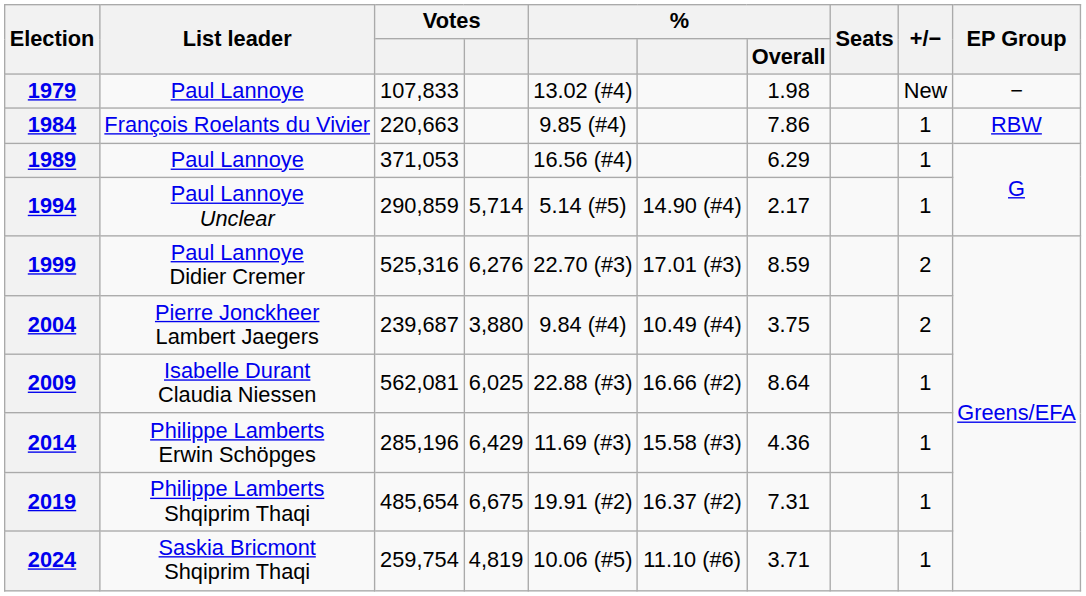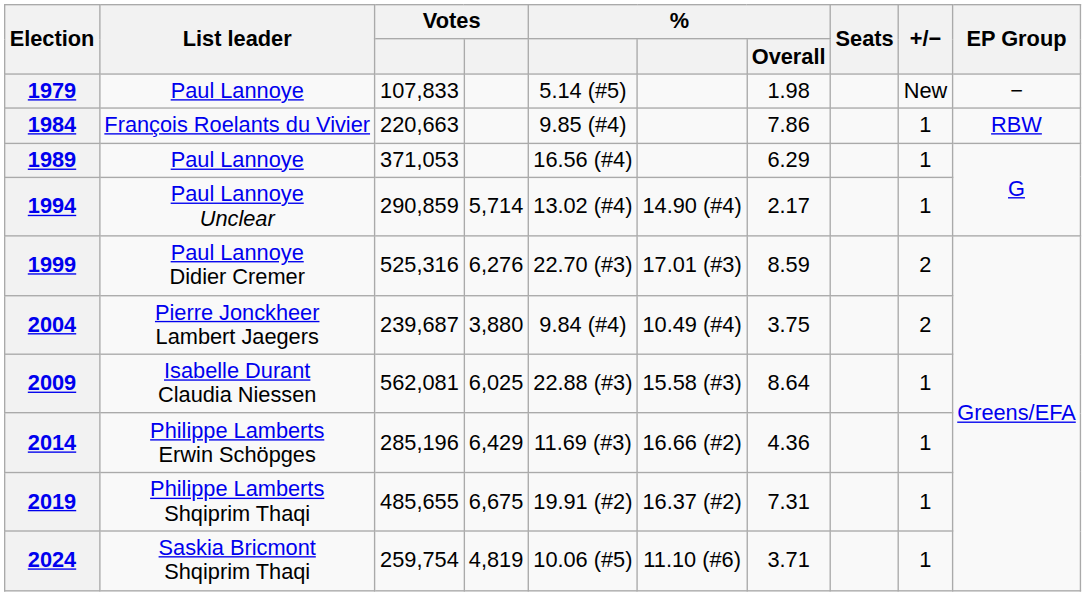(583, 90) 13.02 (#4) -> (583, 90) 5.14 (#5)
(583, 206) 5.14 (#5) -> (583, 206) 13.02 (#4)
(692, 383) 16.66 (#2) -> (692, 383) 15.58 (#3)
(692, 442) 15.58 (#3) -> (692, 442) 16.66 (#2)
(419, 501) 485,654 -> (419, 501) 485,655
